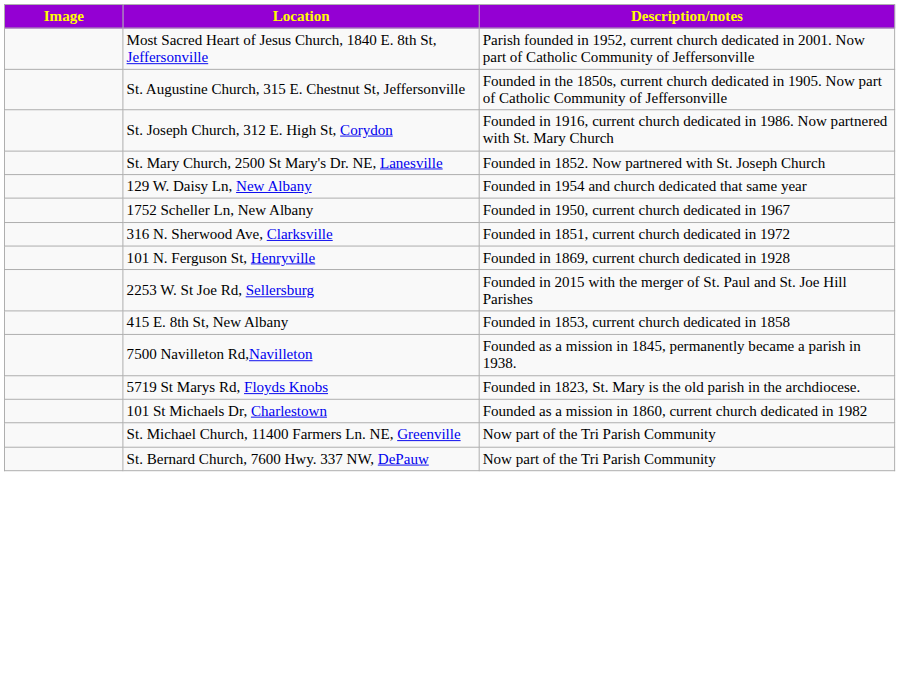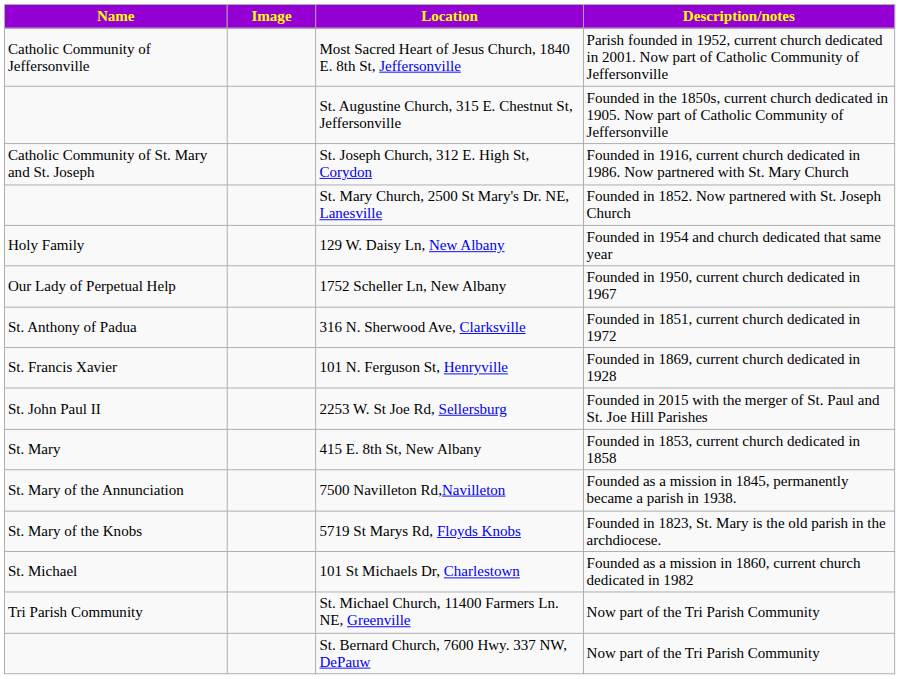+ column: (116, 16)
